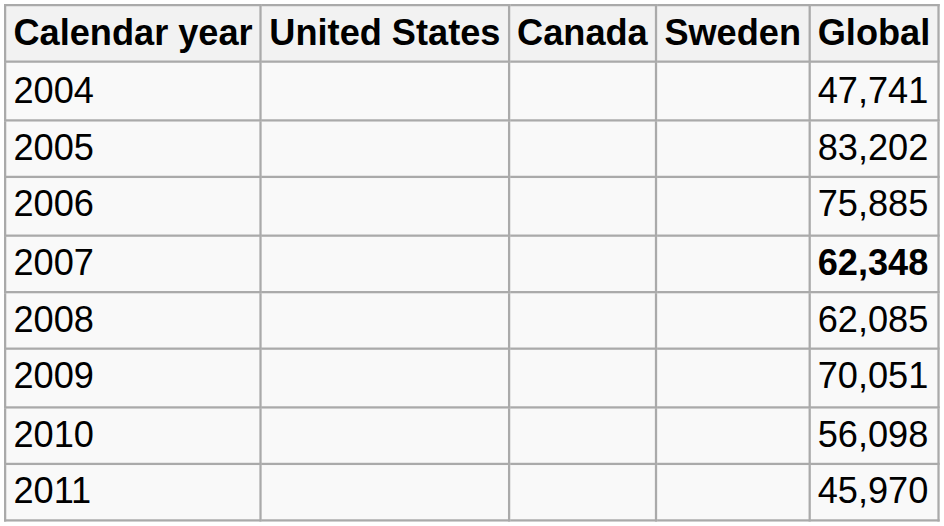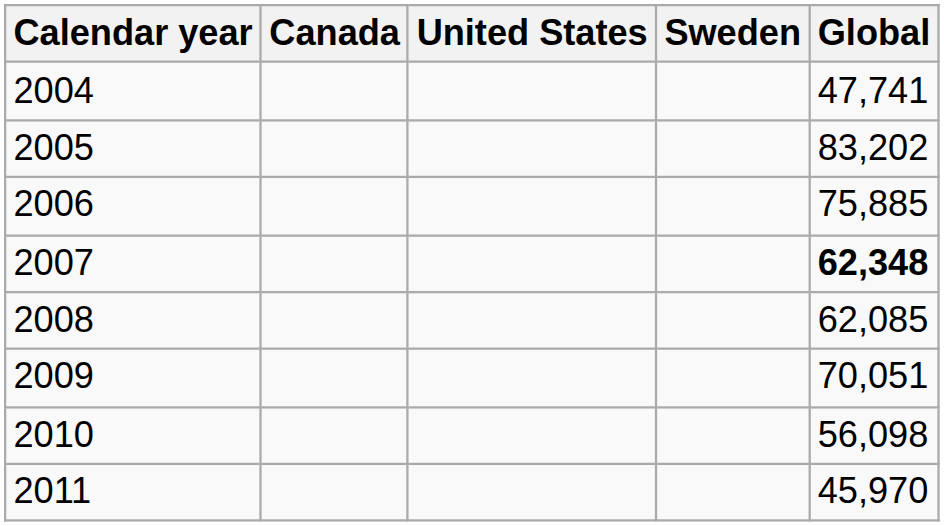columns swapped: (385, 33) <-> (582, 33)
